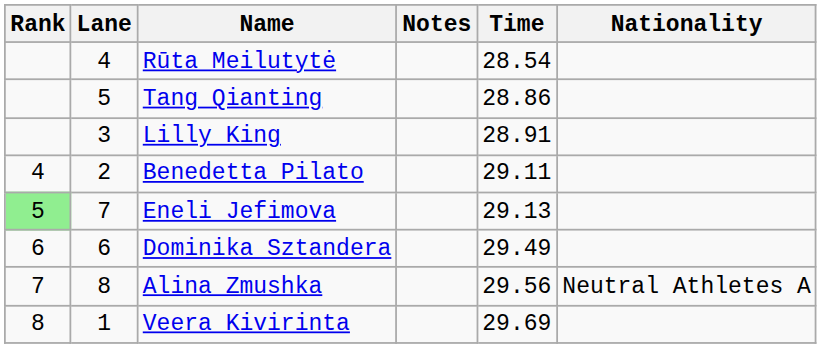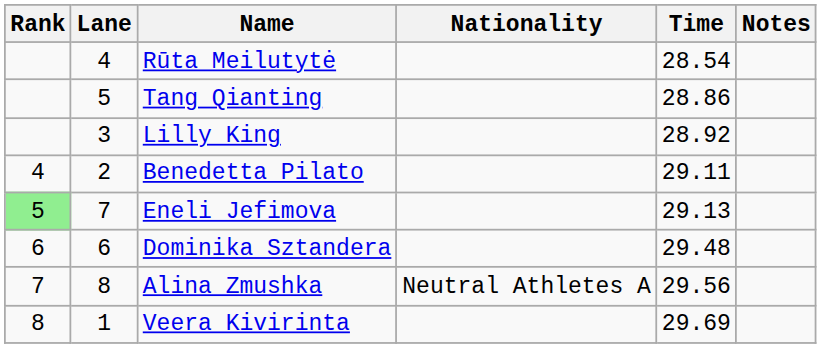columns swapped: (687, 24) <-> (437, 24)
(517, 136) 28.91 -> (696, 136) 28.92
(517, 249) 29.49 -> (696, 249) 29.48
